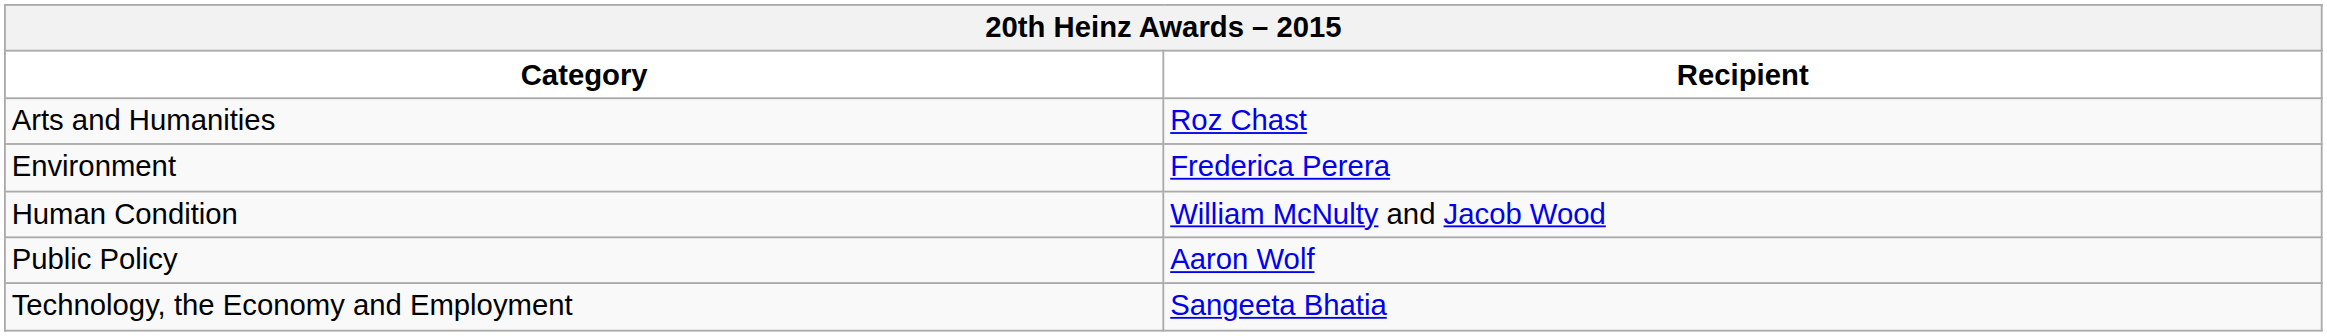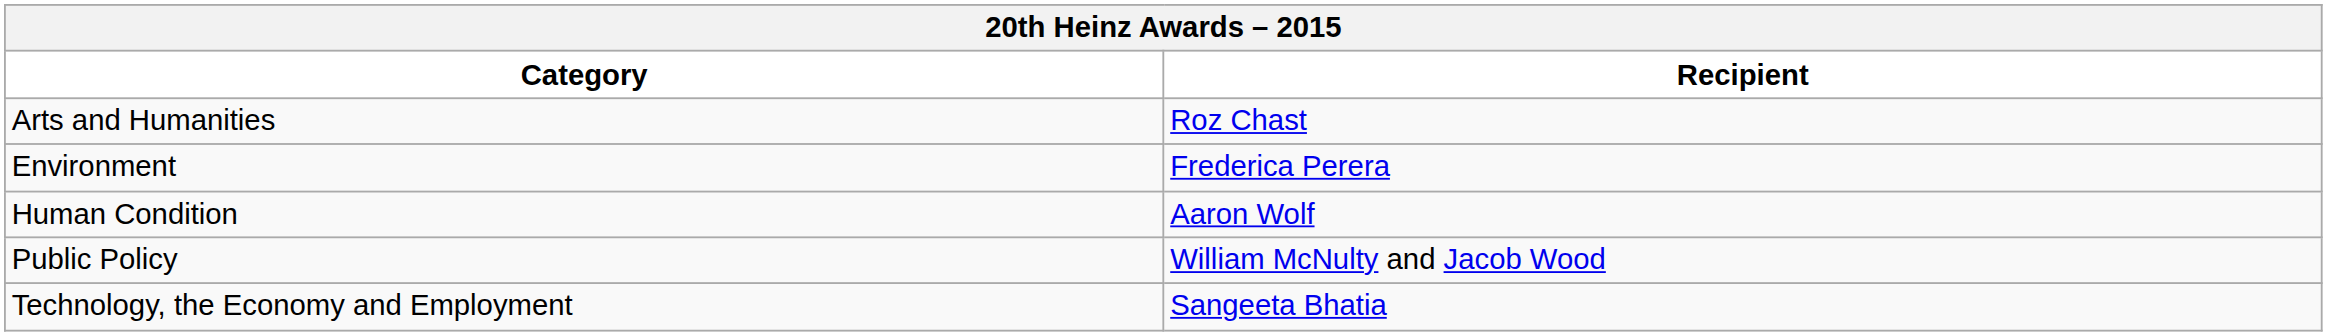(1388, 213) William McNulty and Jacob Wood -> (1242, 213) Aaron Wolf
(1242, 259) Aaron Wolf -> (1388, 259) William McNulty and Jacob Wood
